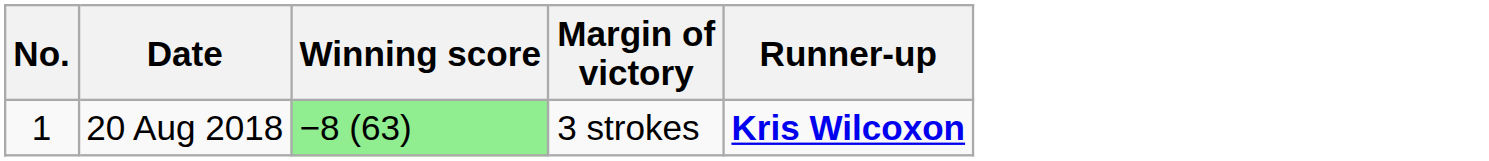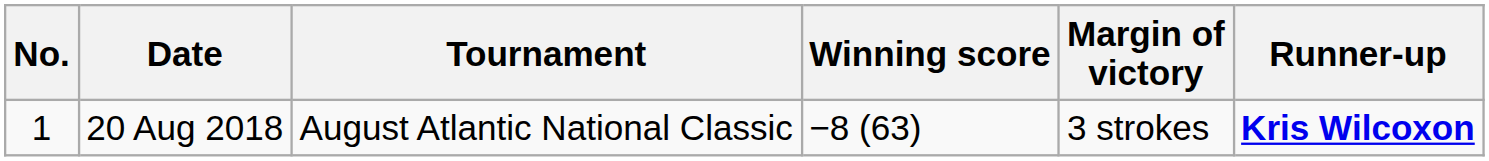+ column: (546, 53)
(356, 128) lightgreen background -> (865, 128) no background
